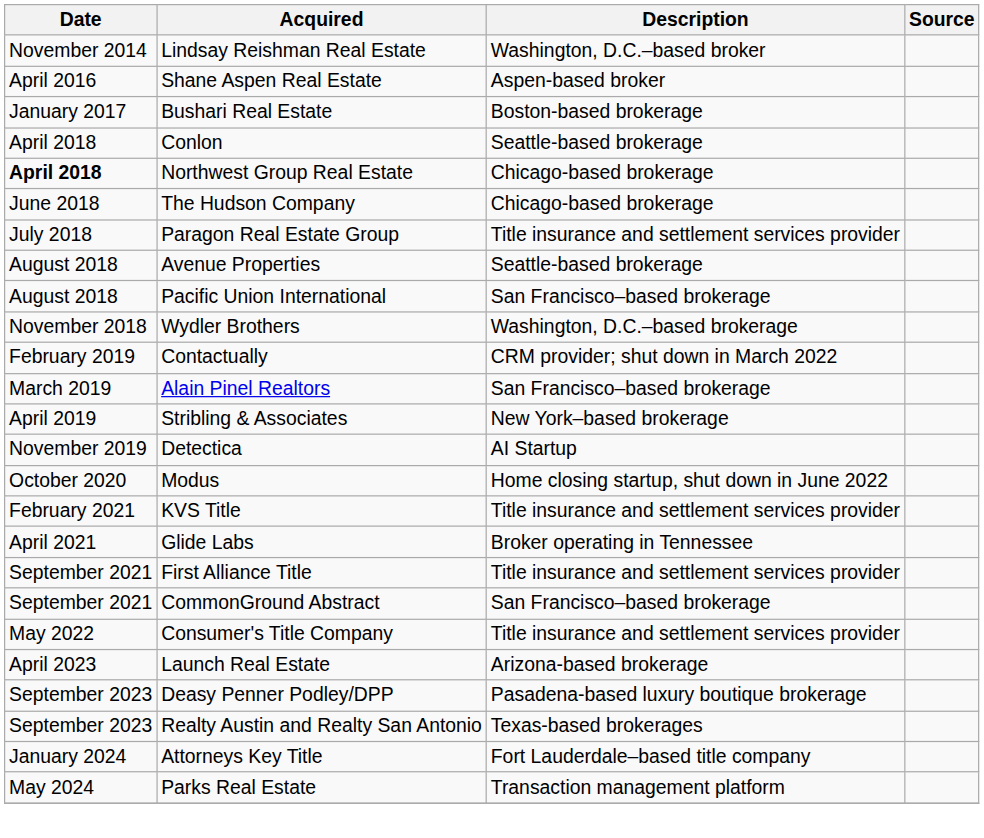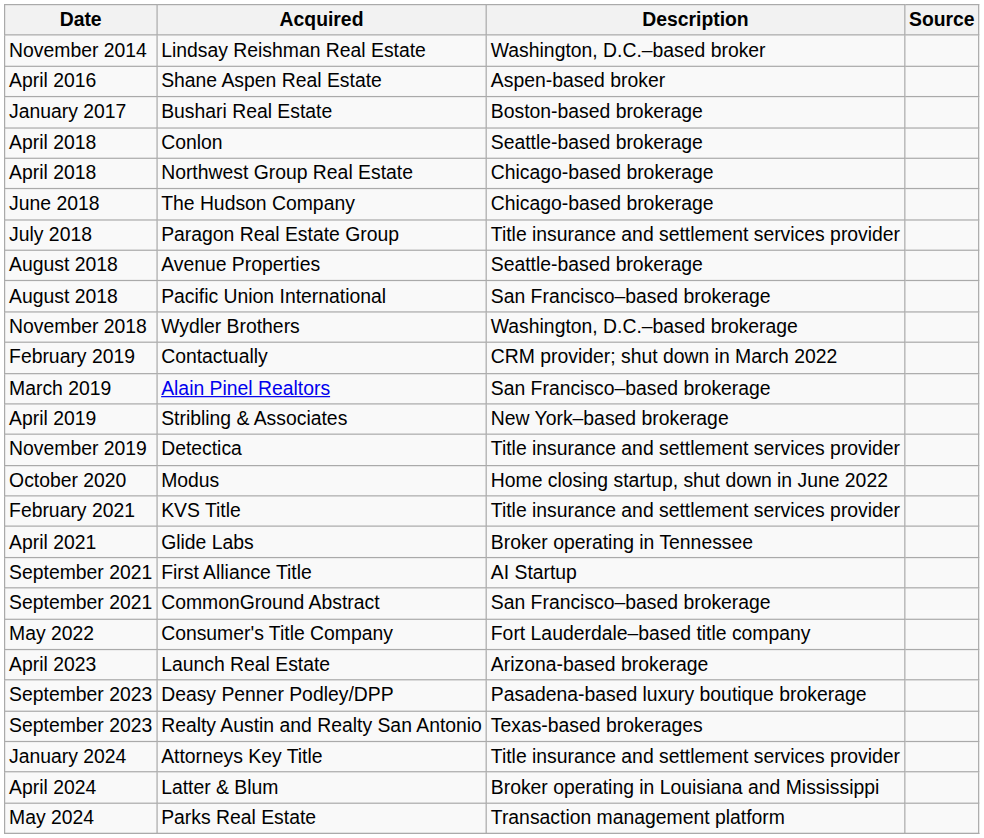(55, 173) bold -> (53, 173) normal
(534, 449) AI Startup -> (695, 449) Title insurance and settlement services provider
(695, 572) Title insurance and settlement services provider -> (534, 572) AI Startup
(695, 633) Title insurance and settlement services provider -> (651, 633) Fort Lauderdale–based title company
(651, 756) Fort Lauderdale–based title company -> (695, 756) Title insurance and settlement services provider
+ row: (220, 787)
